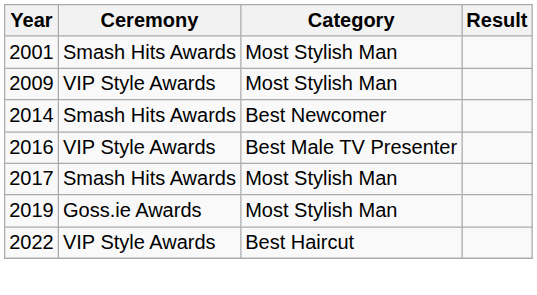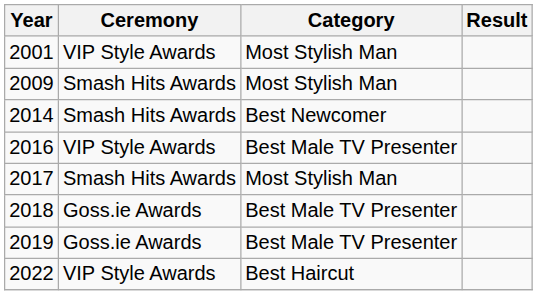(149, 52) Smash Hits Awards -> (139, 52) VIP Style Awards
(139, 83) VIP Style Awards -> (149, 83) Smash Hits Awards
+ row: (31, 210)
(321, 210) Most Stylish Man -> (351, 242) Best Male TV Presenter
